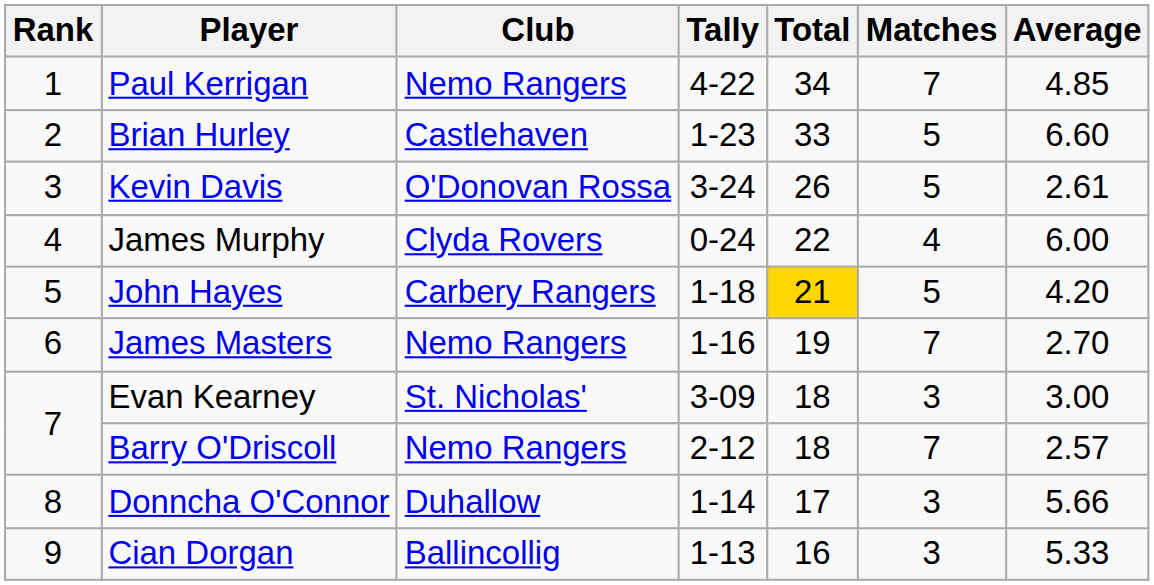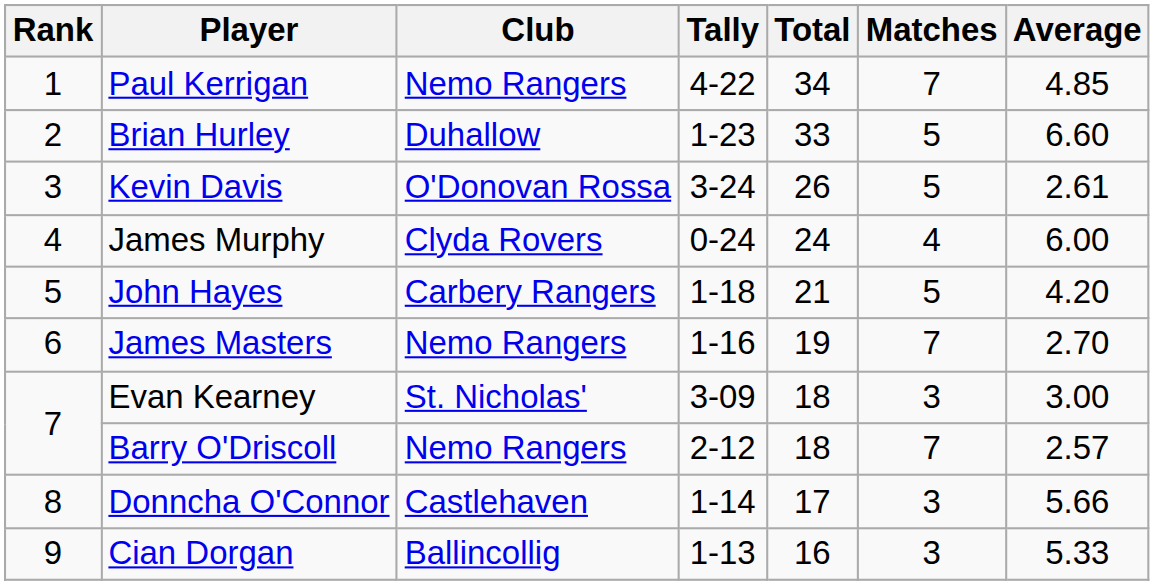(496, 135) Castlehaven -> (473, 135) Duhallow
(812, 239) 22 -> (812, 239) 24
(812, 291) gold background -> (812, 291) no background
(473, 501) Duhallow -> (496, 501) Castlehaven
